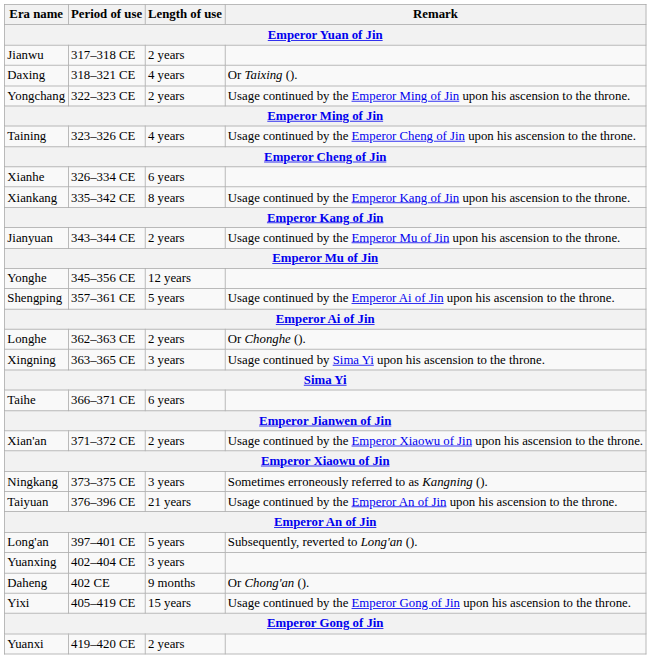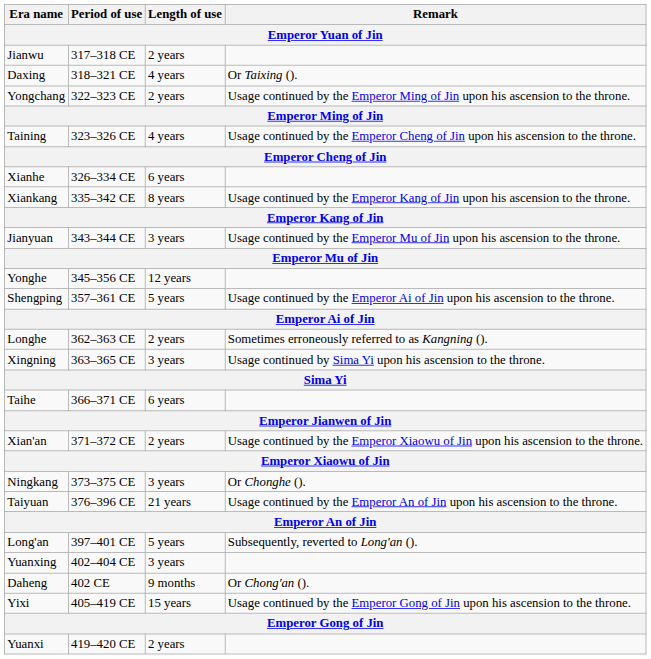(166, 237) 2 years -> (166, 237) 3 years
(267, 339) Or Chonghe (). -> (358, 339) Sometimes erroneously referred to as Kangning ().
(358, 481) Sometimes erroneously referred to as Kangning (). -> (267, 481) Or Chonghe ().
